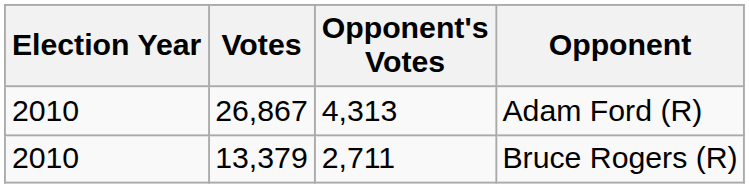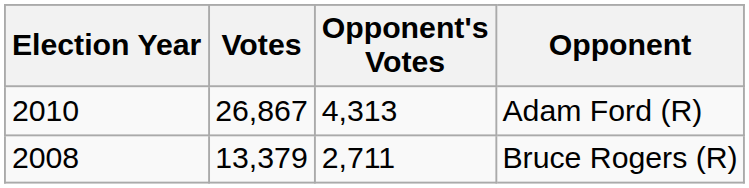(46, 158) 2010 -> (46, 158) 2008
